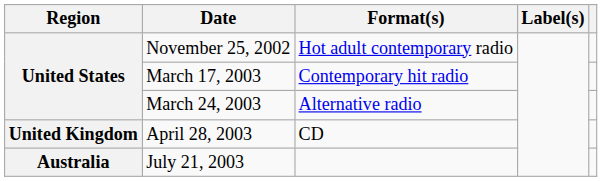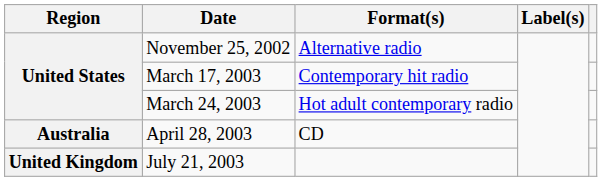(406, 47) Hot adult contemporary radio -> (360, 47) Alternative radio
(360, 104) Alternative radio -> (406, 104) Hot adult contemporary radio
(73, 133) United Kingdom -> (73, 133) Australia
(73, 162) Australia -> (73, 162) United Kingdom
